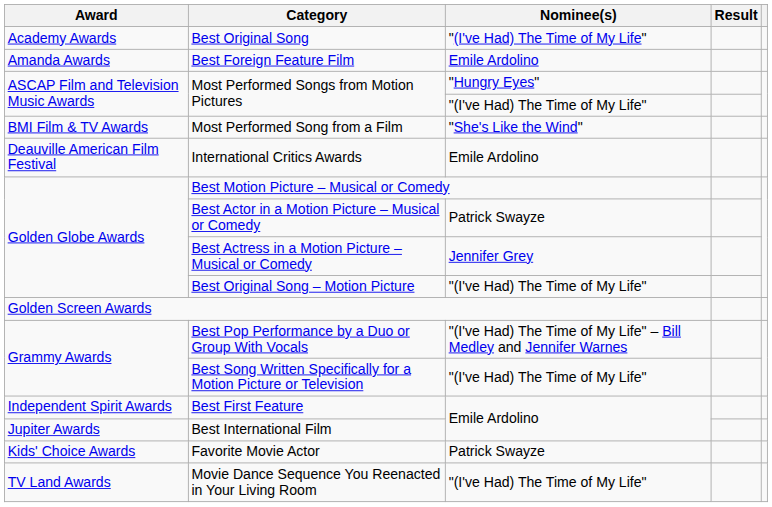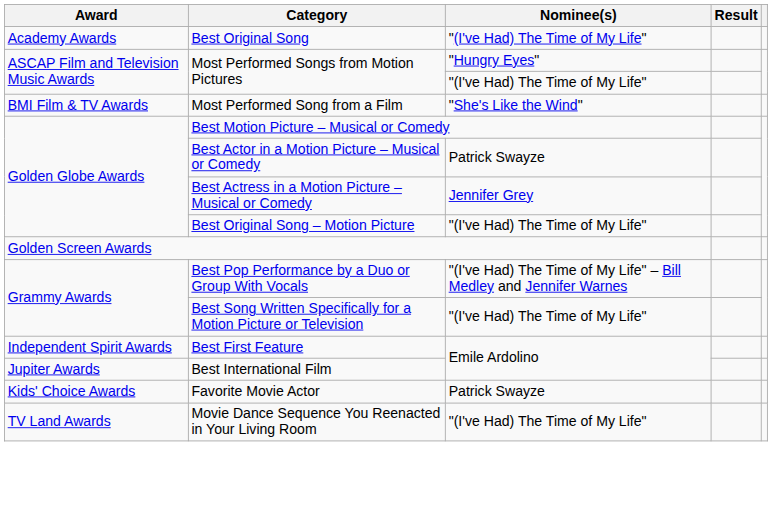- row: (273, 60)
- row: (277, 157)
